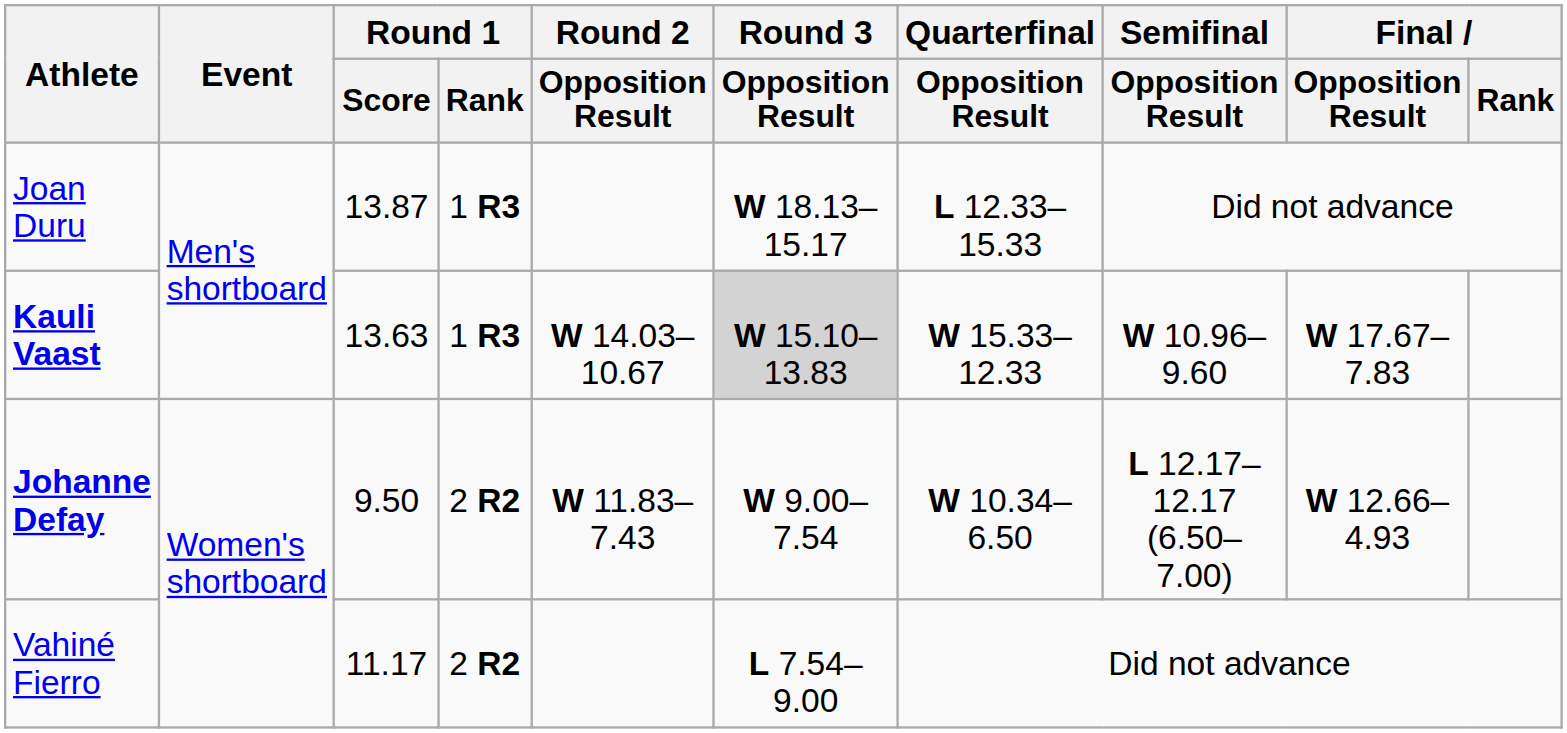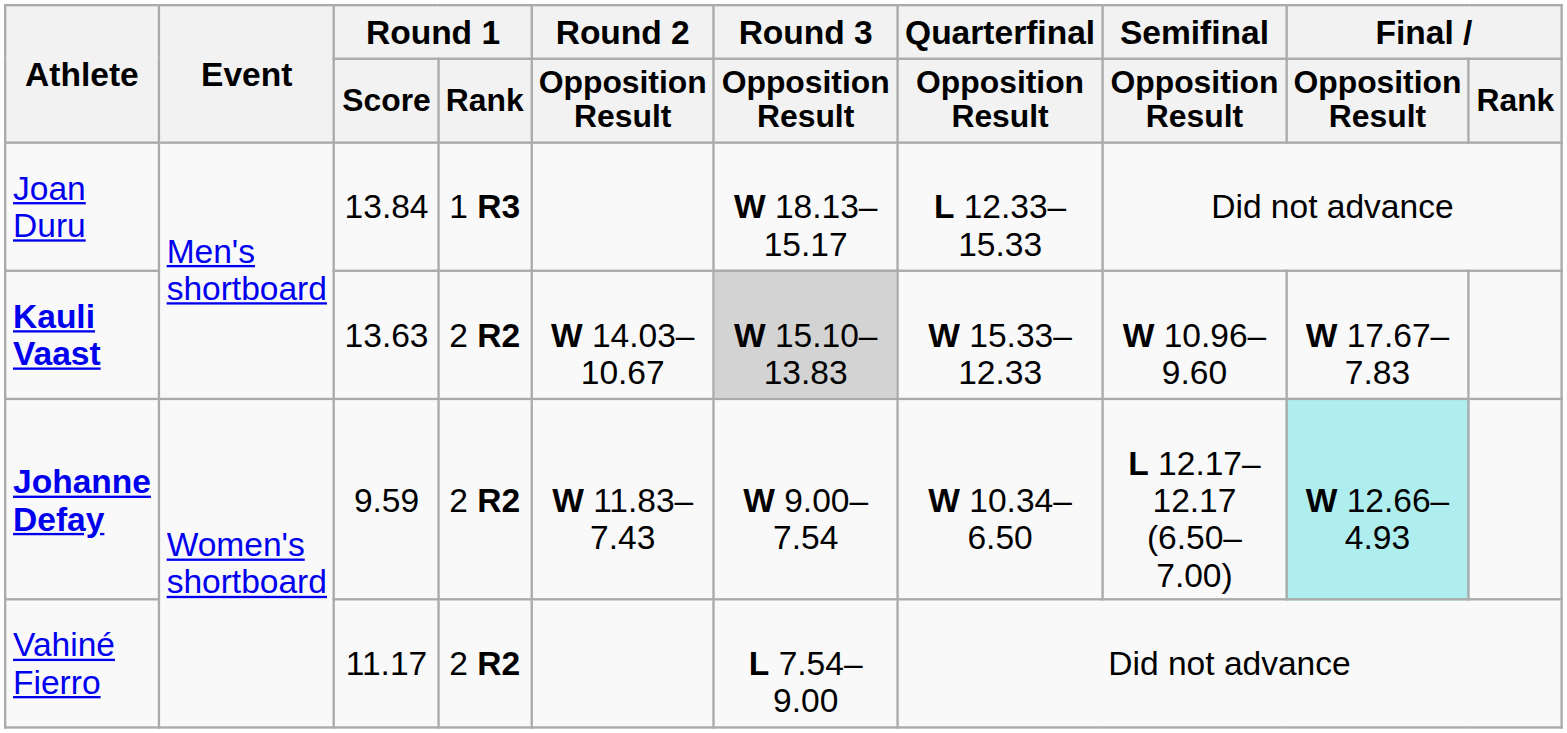(387, 207) 13.87 -> (387, 207) 13.84
(485, 335) 1 R3 -> (485, 335) 2 R2
(387, 500) 9.50 -> (387, 500) 9.59
(1377, 518) no background -> (1377, 518) paleturquoise background
